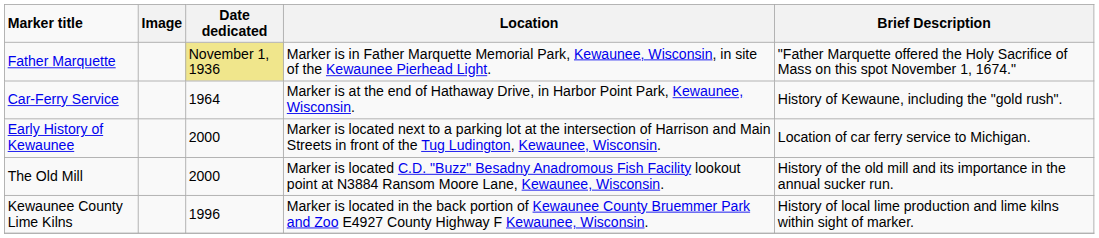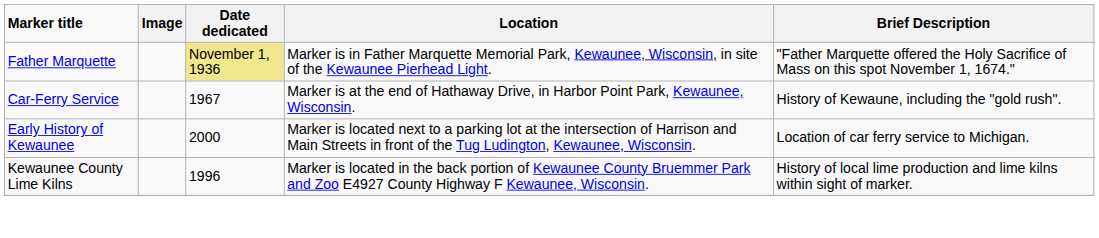(204, 99) 1964 -> (205, 99) 1967
- row: (45, 176)
